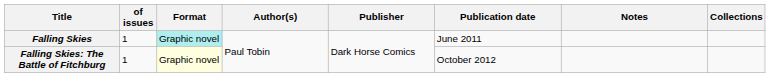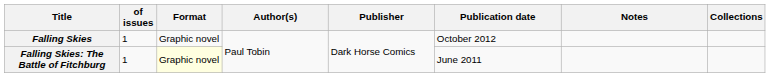(189, 38) paleturquoise background -> (189, 38) no background
(459, 38) June 2011 -> (466, 38) October 2012
(466, 59) October 2012 -> (459, 59) June 2011
